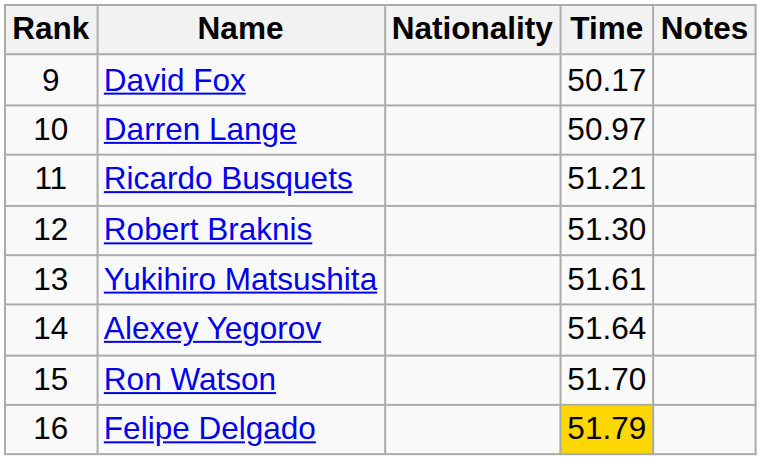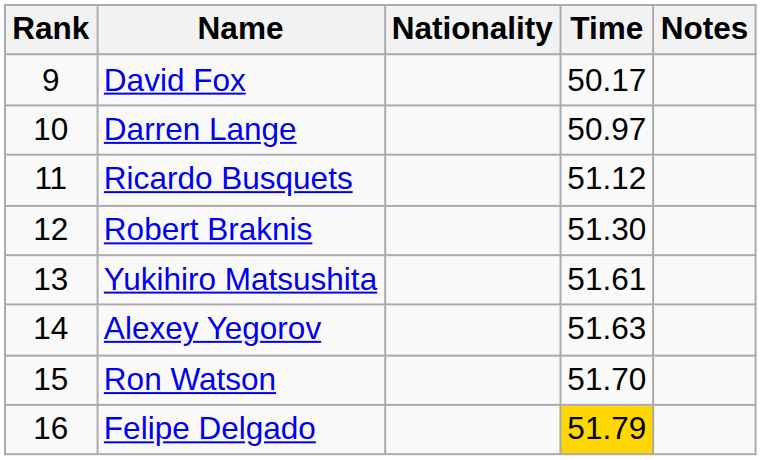(607, 179) 51.21 -> (607, 179) 51.12
(607, 329) 51.64 -> (607, 329) 51.63
